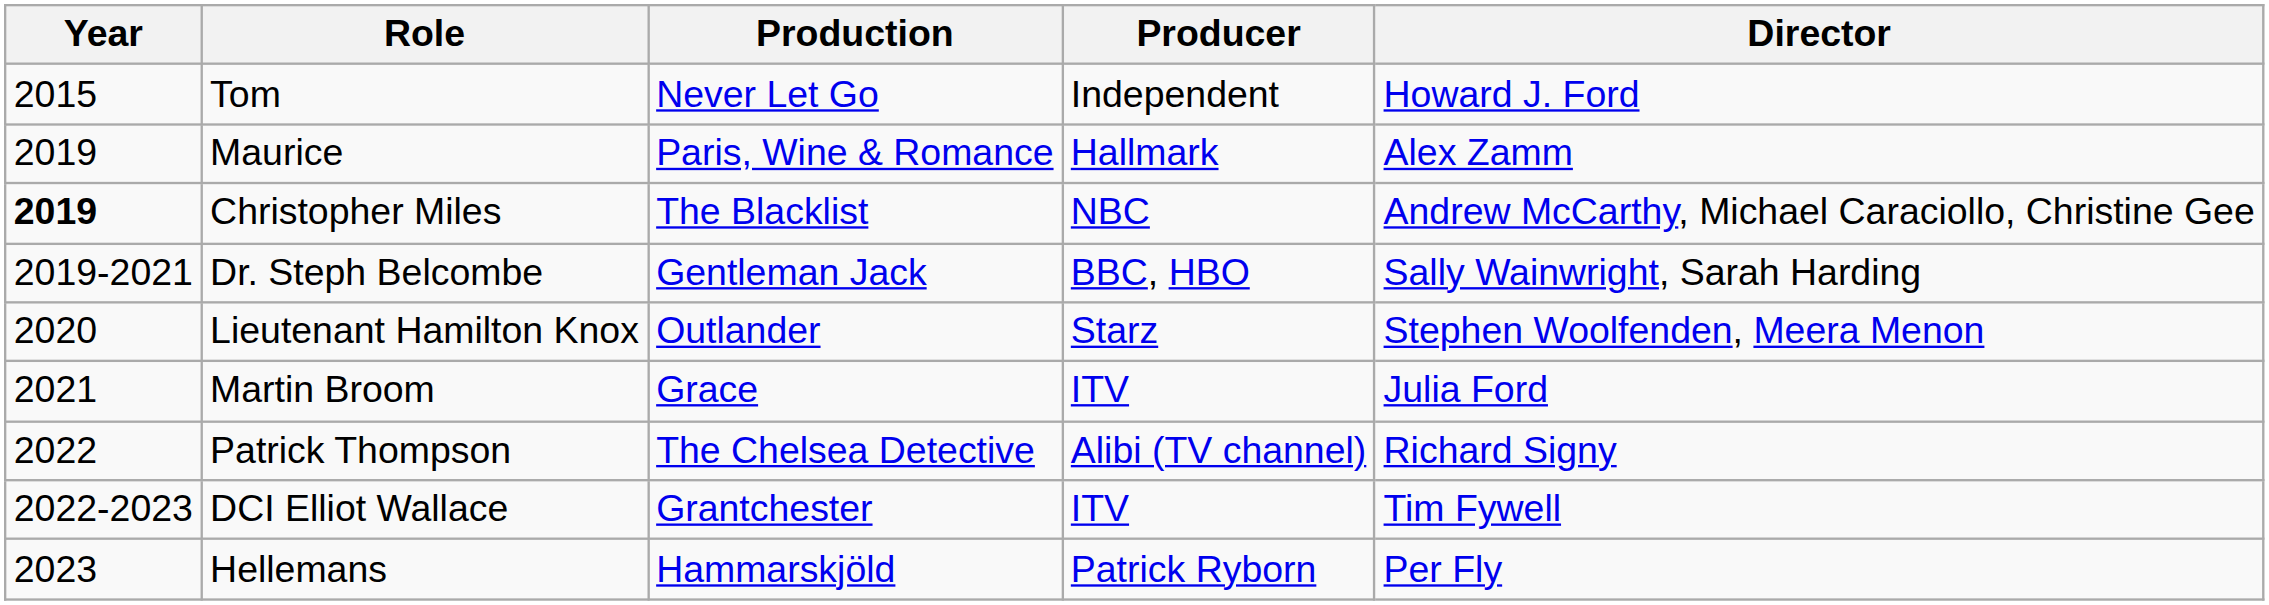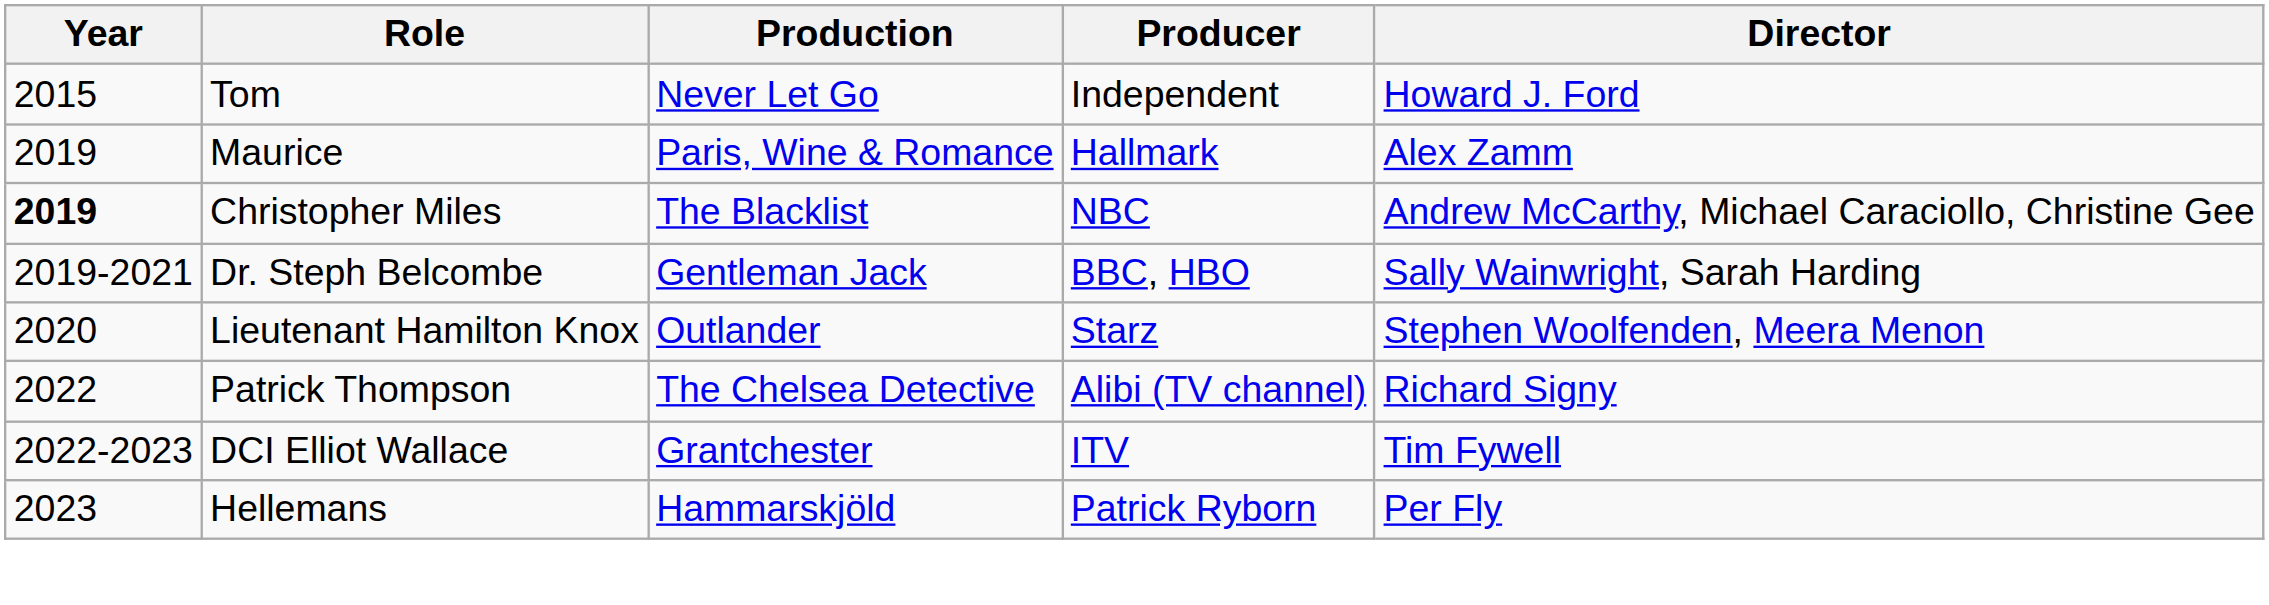- row: (322, 390)
